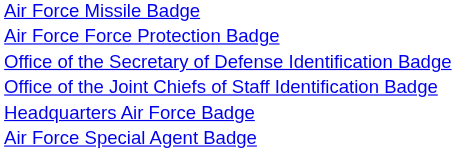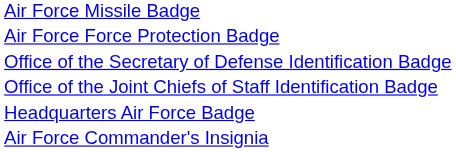+ row: (136, 138)
- row: (131, 138)
